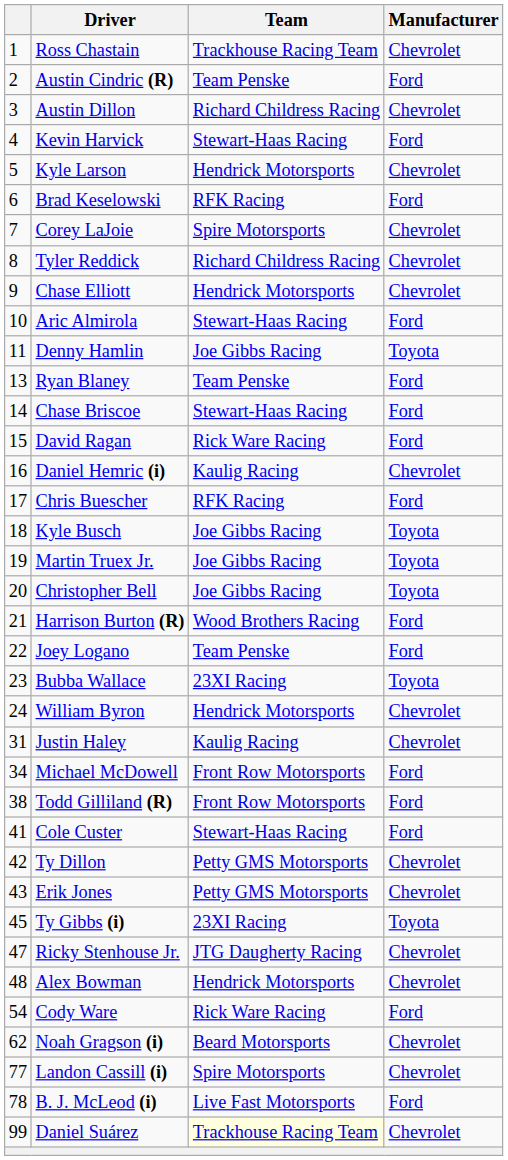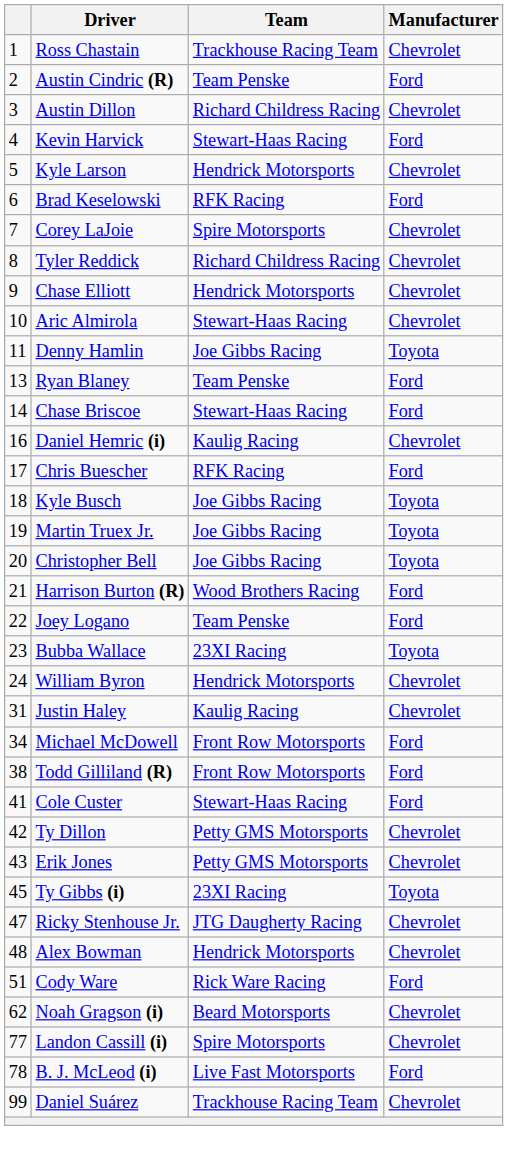(406, 320) Ford -> (425, 320) Chevrolet
- row: (83, 440)
(18, 1012) 54 -> (18, 982) 51
(285, 1132) lightyellow background -> (285, 1102) no background
